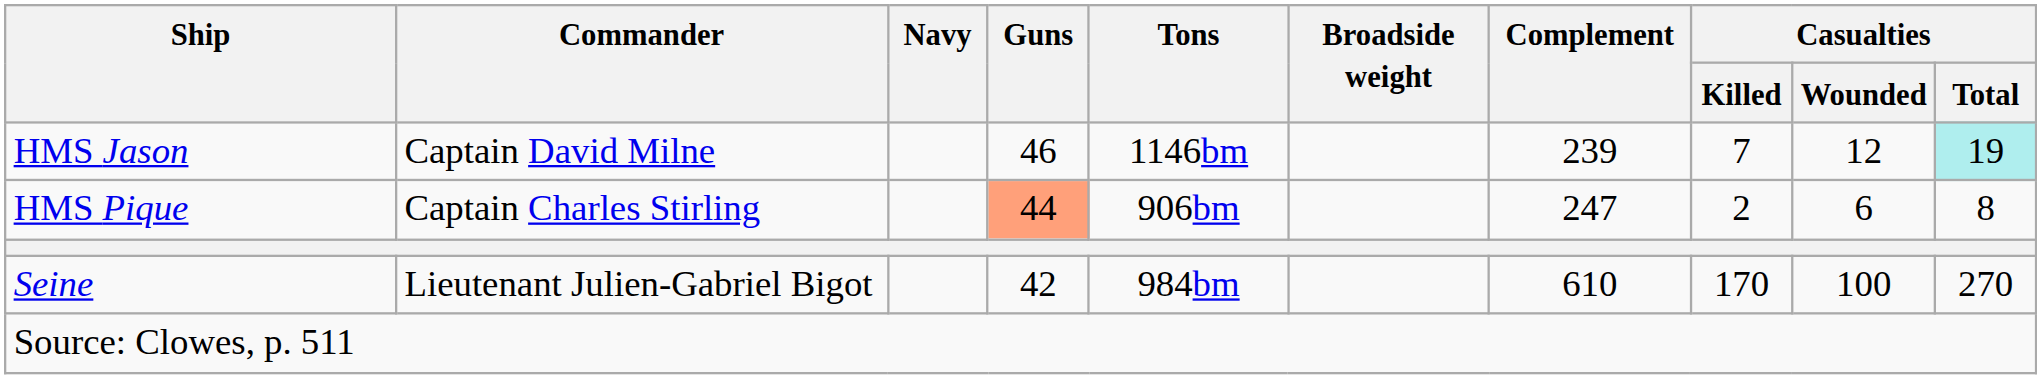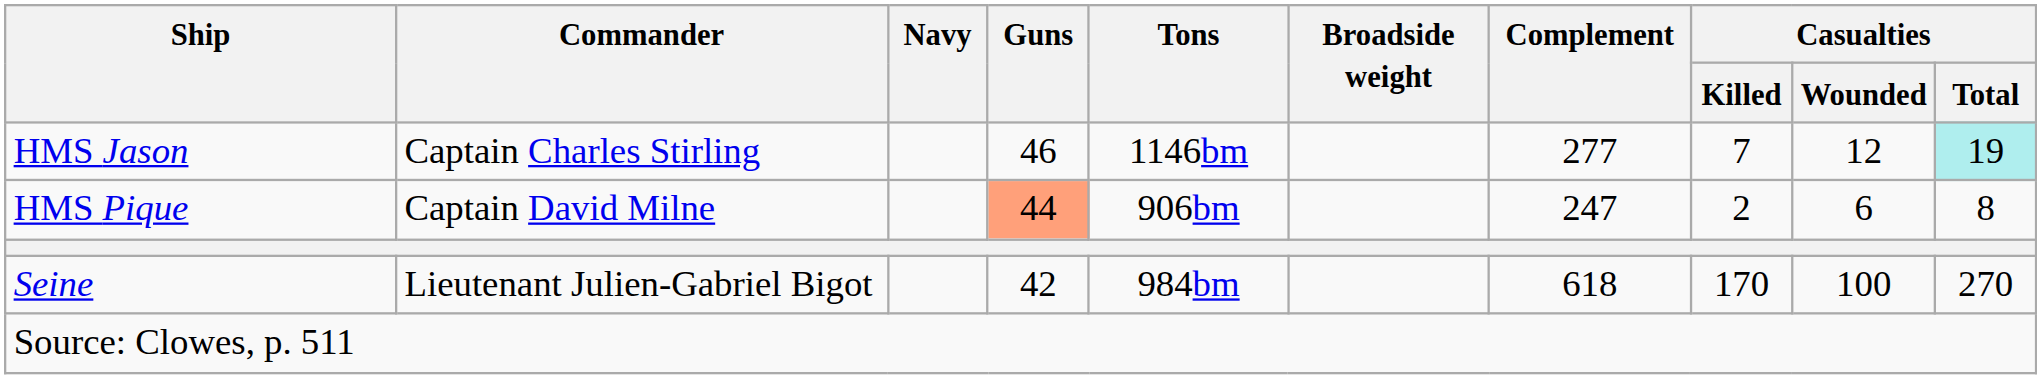(560, 150) Captain David Milne -> (582, 150) Captain Charles Stirling
(1590, 150) 239 -> (1590, 150) 277
(582, 208) Captain Charles Stirling -> (560, 208) Captain David Milne
(1590, 284) 610 -> (1590, 284) 618
